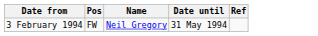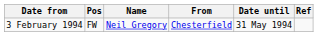+ column: (202, 11)
